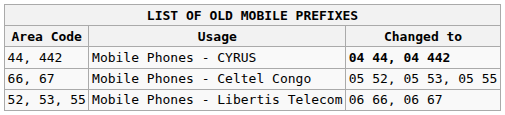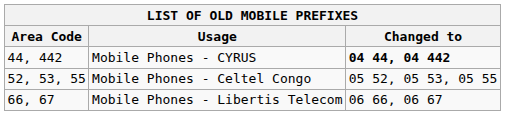(31, 79) 66, 67 -> (47, 79) 52, 53, 55
(47, 100) 52, 53, 55 -> (31, 100) 66, 67
